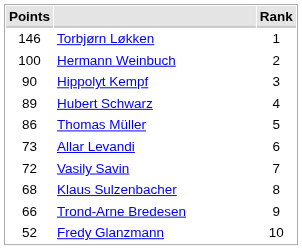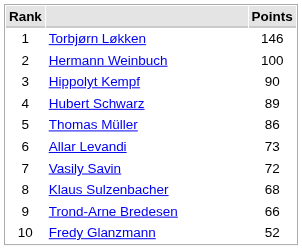columns swapped: (276, 16) <-> (29, 16)
